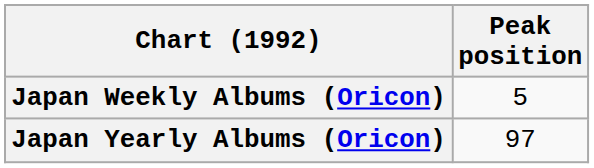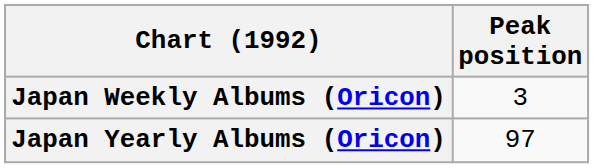(520, 98) 5 -> (520, 98) 3
